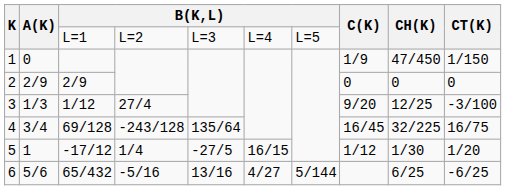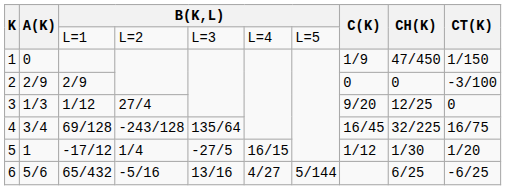(451, 83) 0 -> (472, 83) -3/100
(472, 106) -3/100 -> (451, 106) 0
